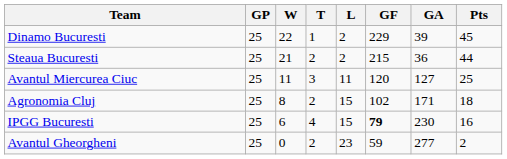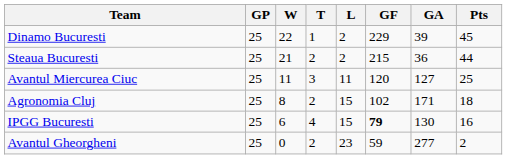(424, 121) 230 -> (424, 121) 130
